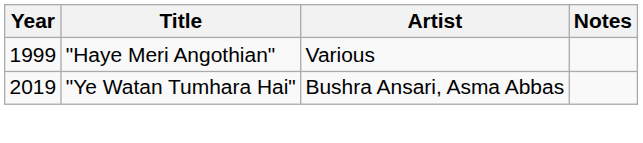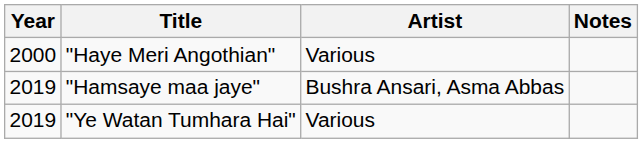(33, 54) 1999 -> (33, 54) 2000
+ row: (163, 87)
(435, 87) Bushra Ansari, Asma Abbas -> (340, 120) Various
